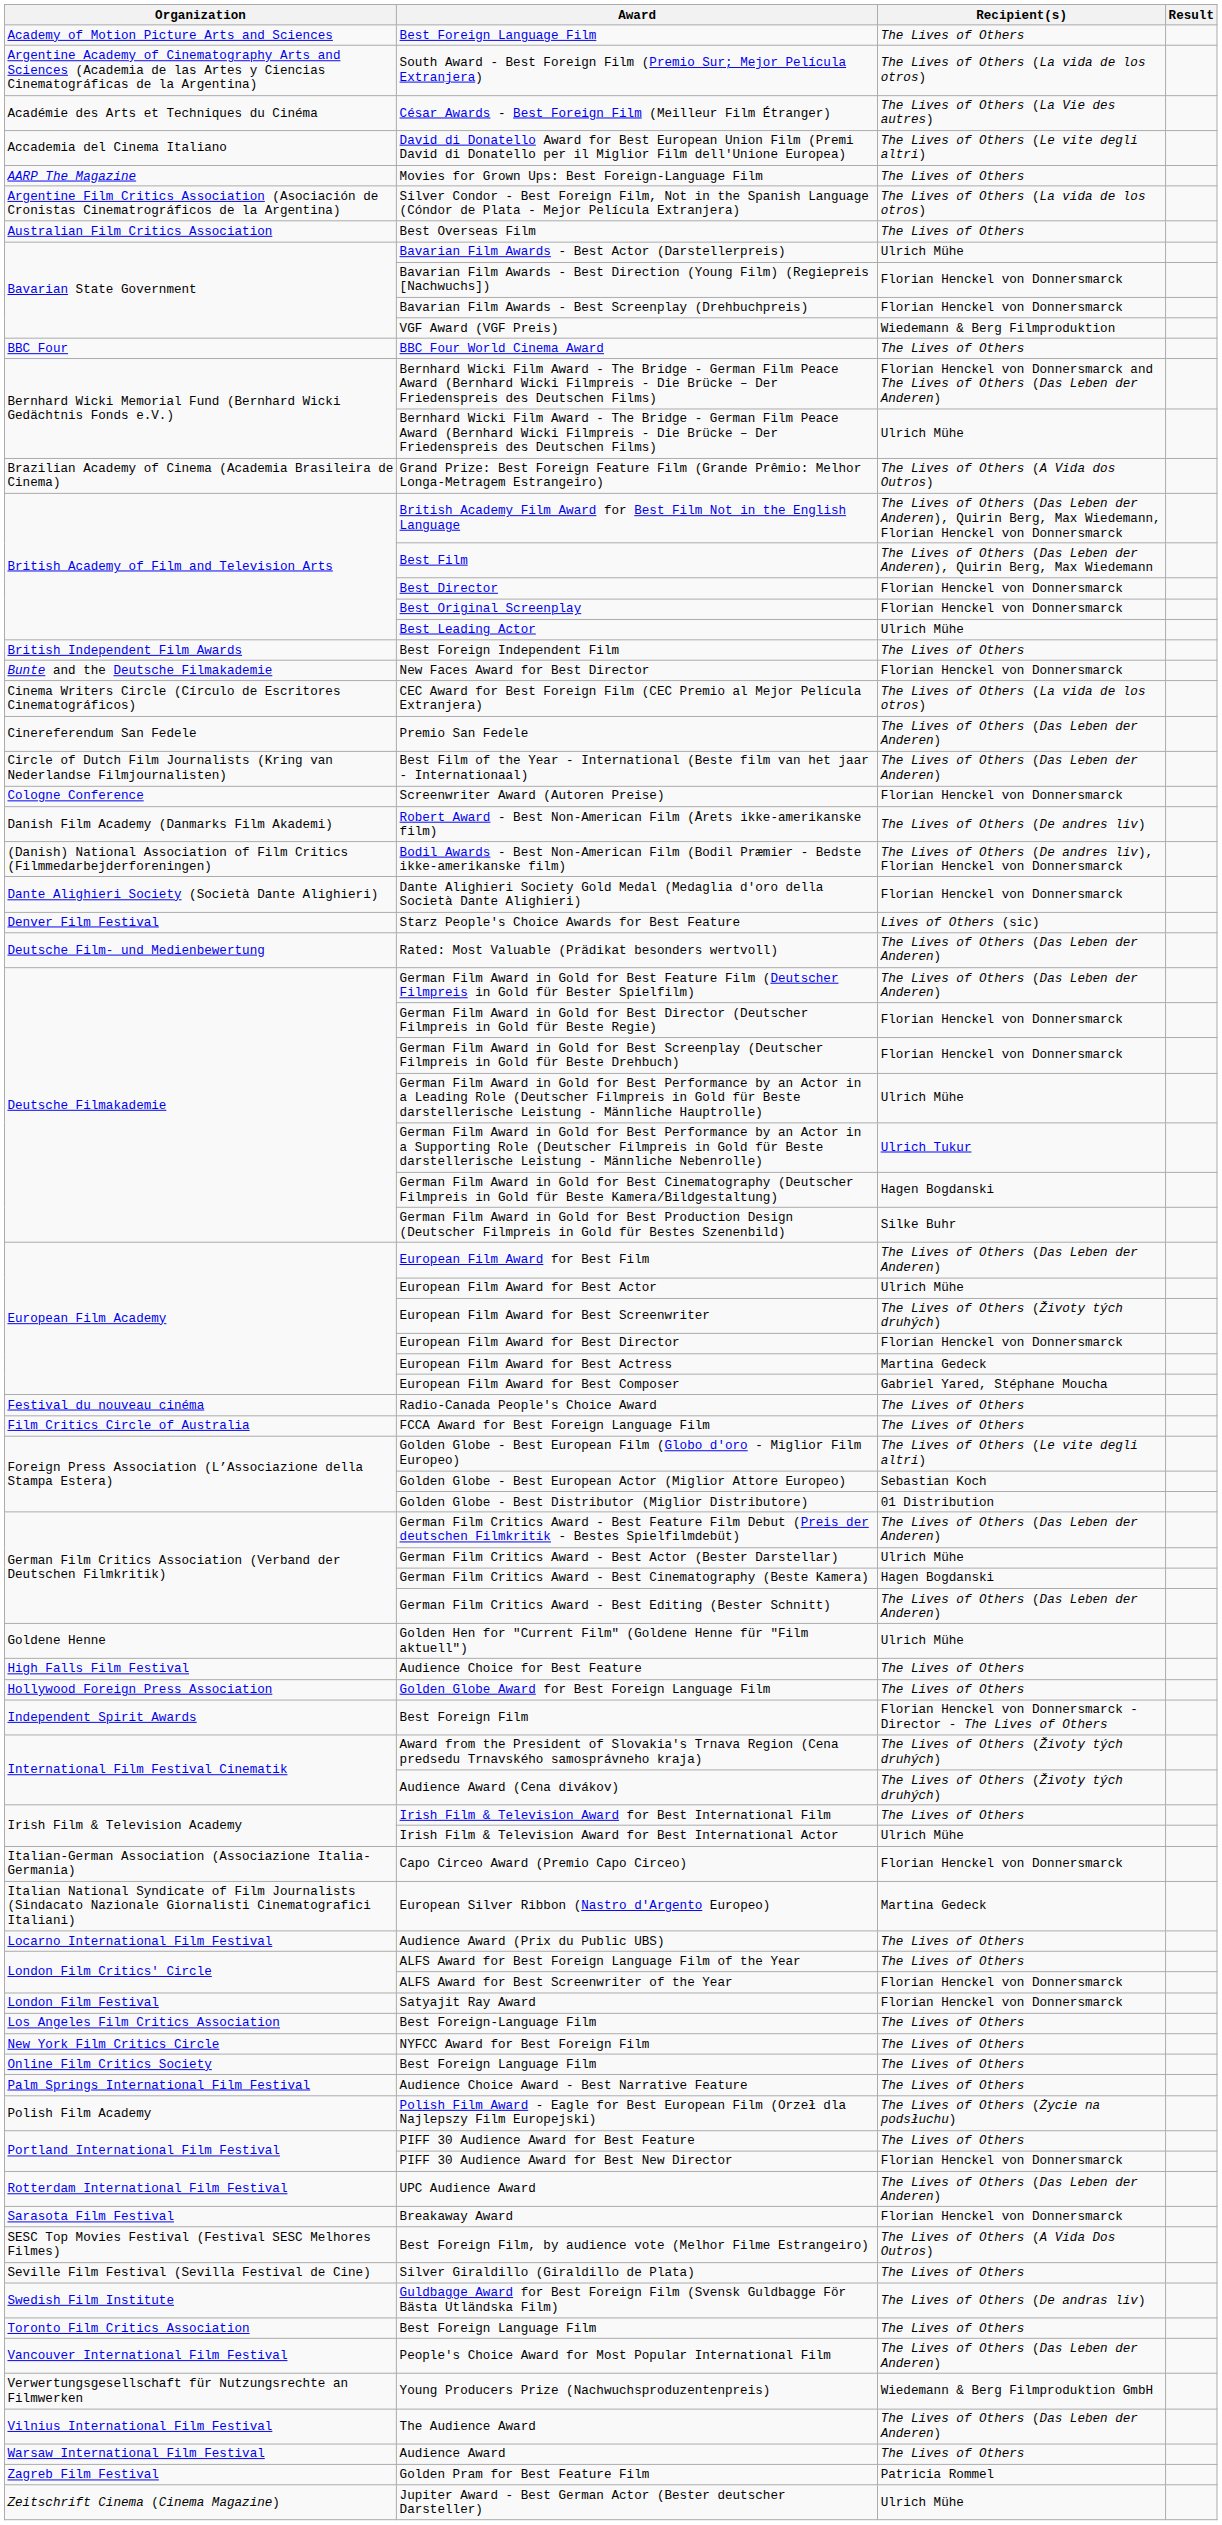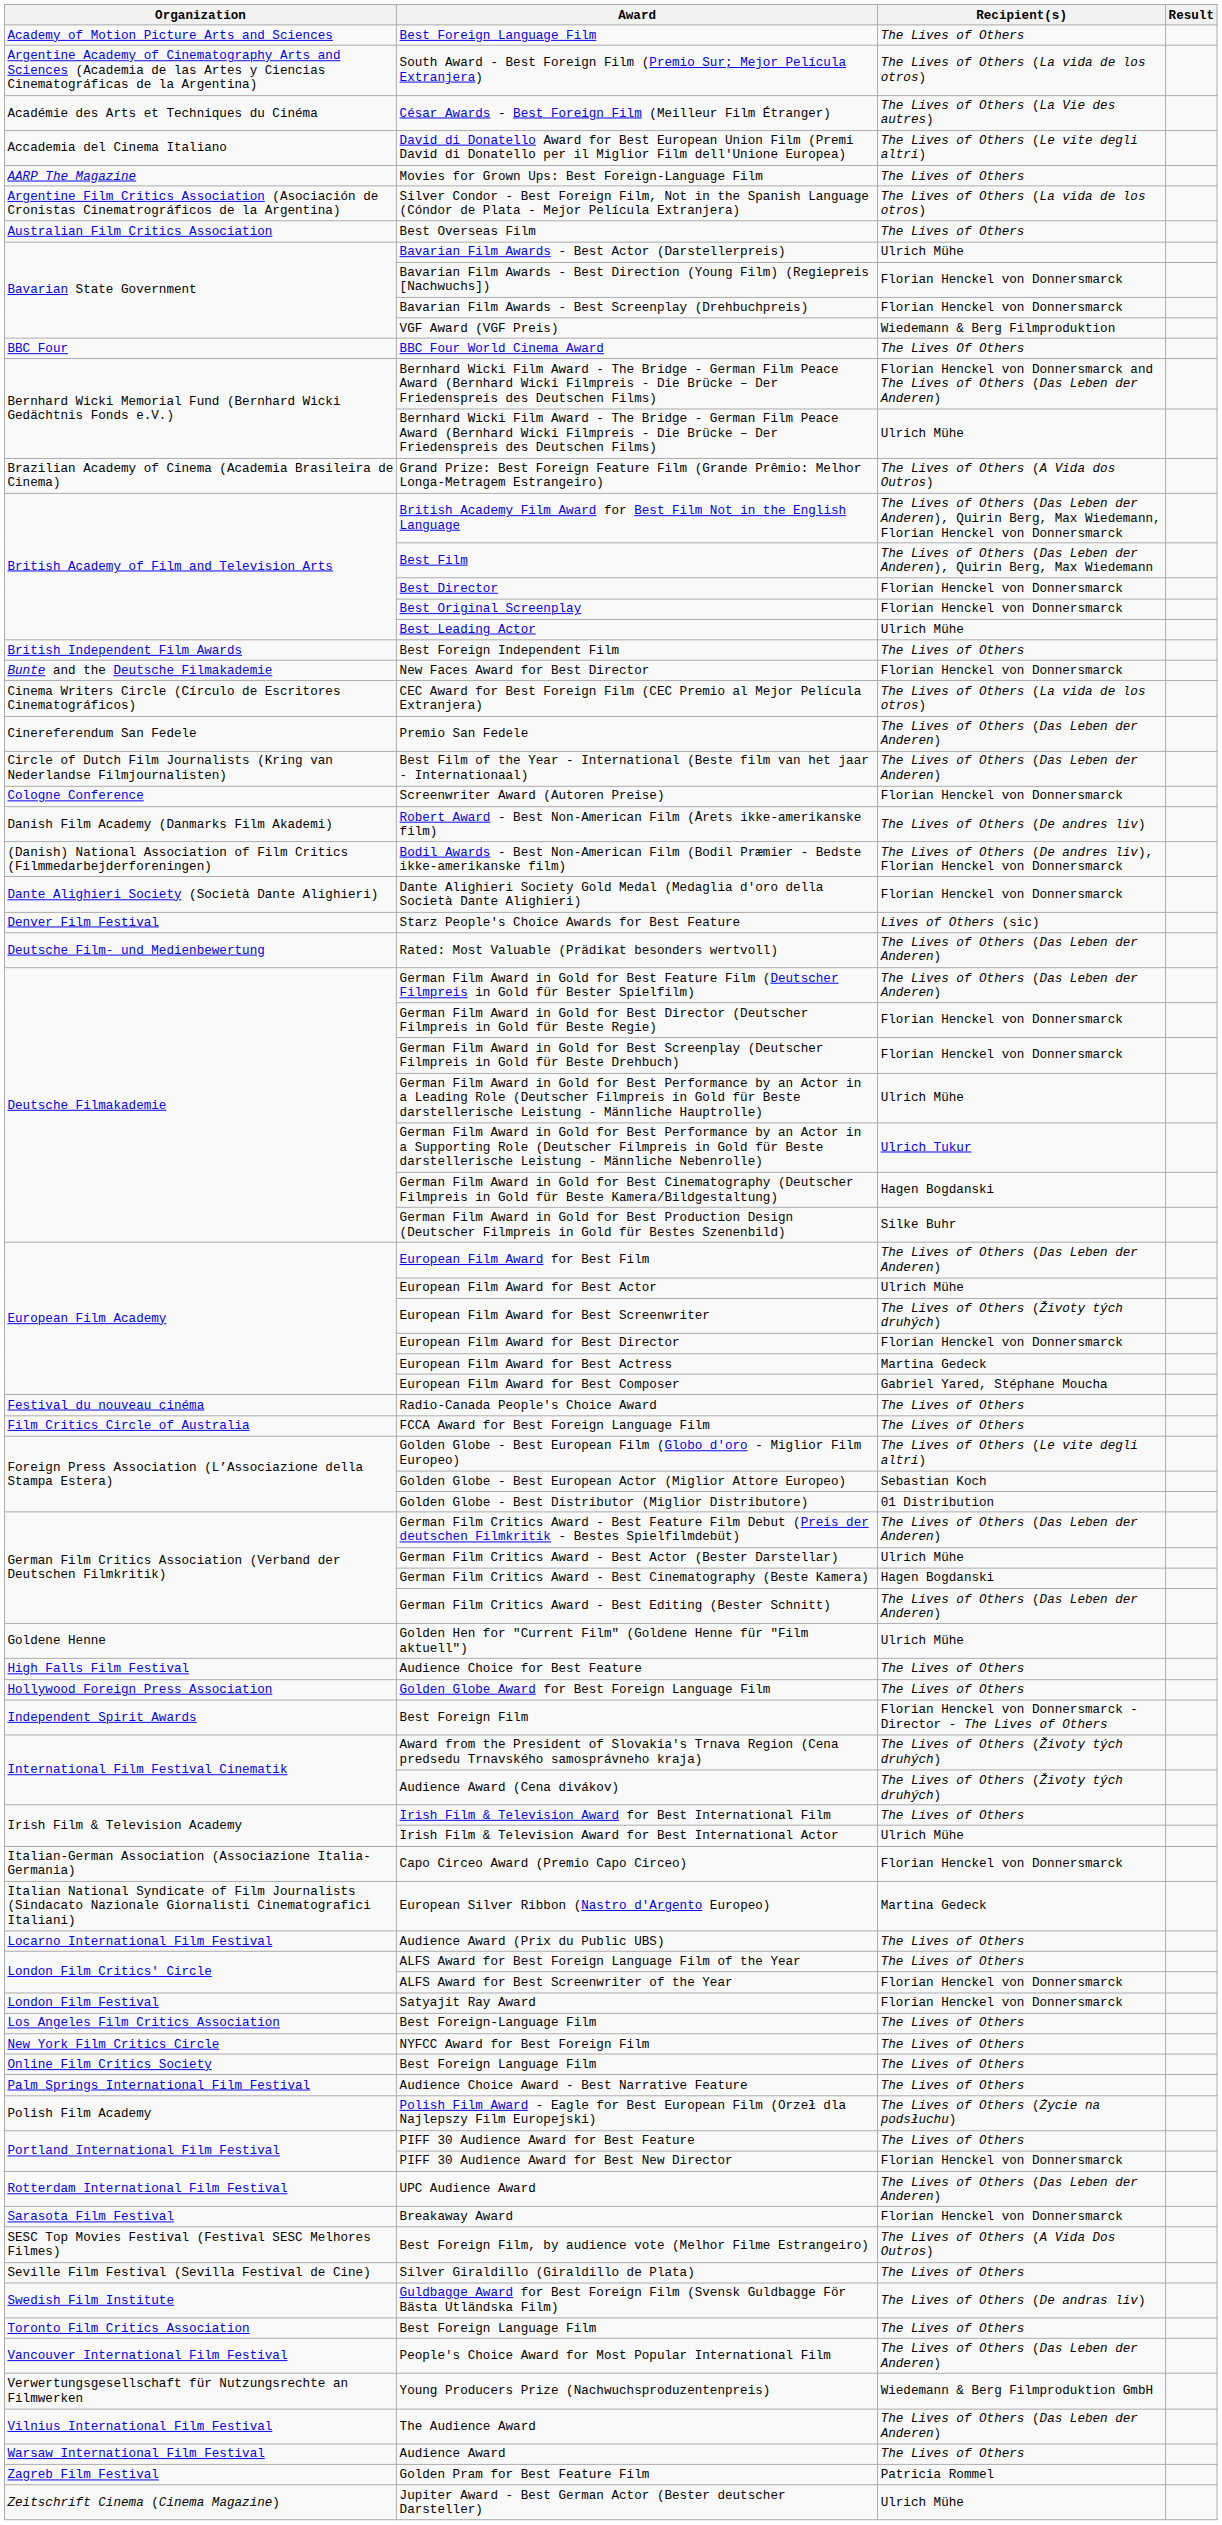(953, 349) The Lives of Others -> (953, 349) The Lives Of Others
